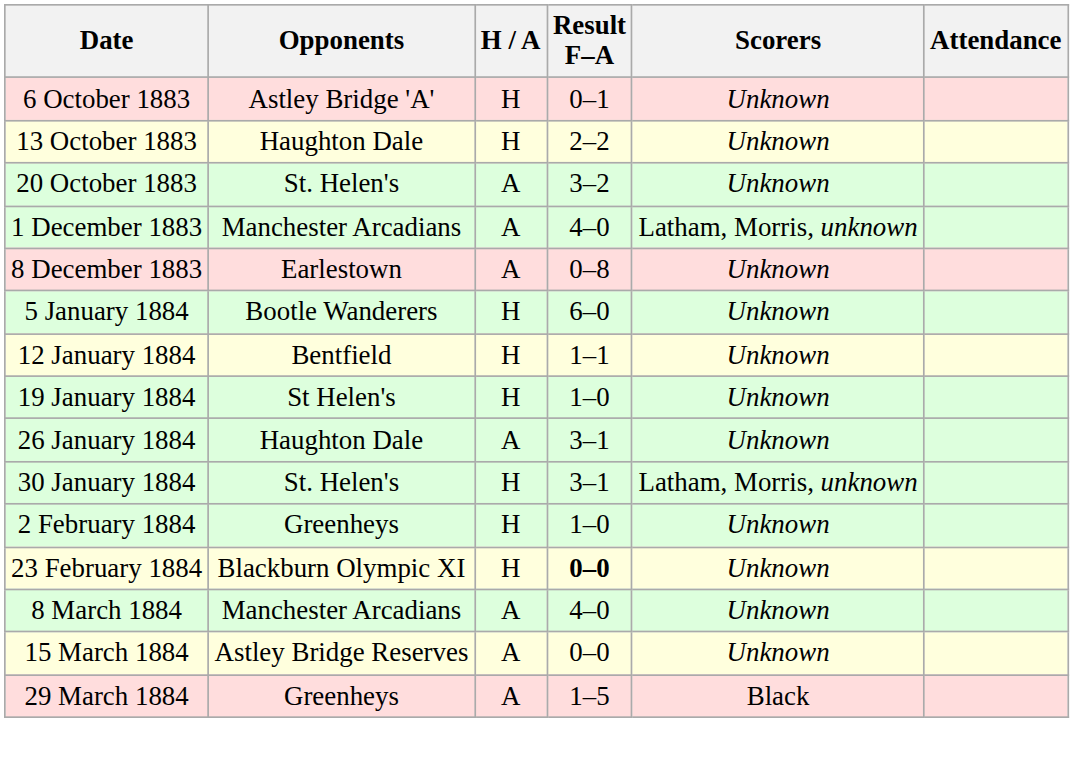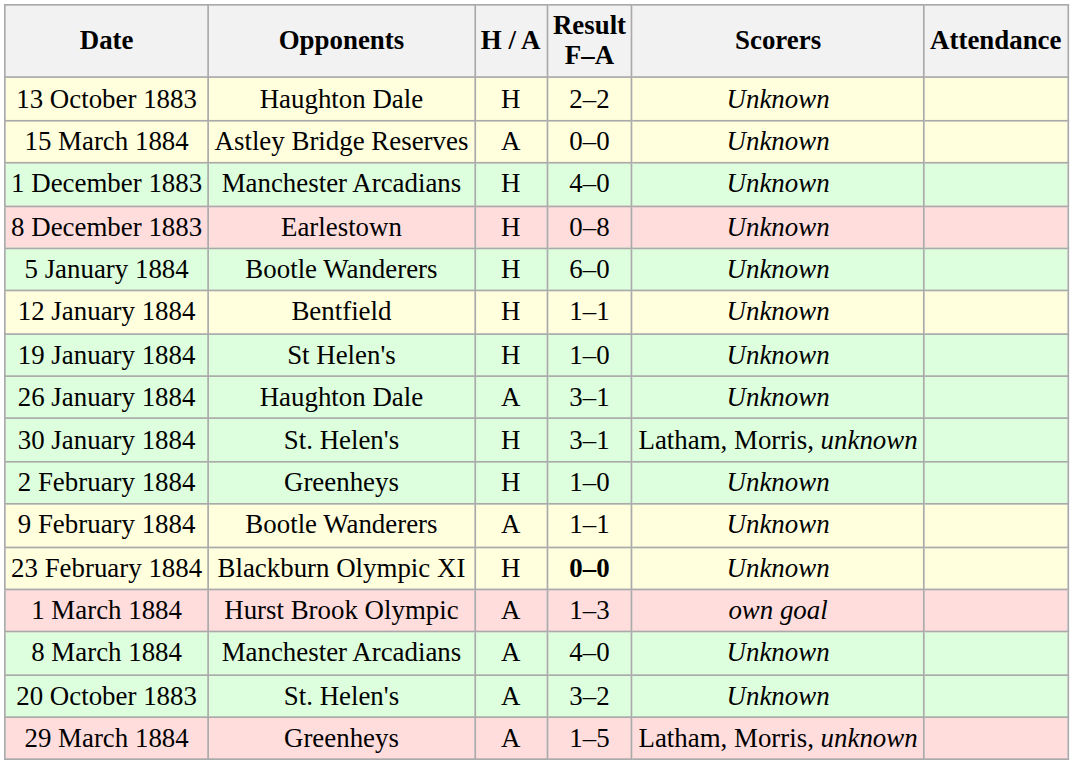- row: (107, 98)
rows swapped: (107, 183) <-> (107, 652)
(511, 226) A -> (511, 183) H
(778, 226) Latham, Morris, unknown -> (778, 183) Unknown
(511, 269) A -> (511, 226) H
+ row: (107, 524)
+ row: (107, 610)
(778, 695) Black -> (778, 738) Latham, Morris, unknown
